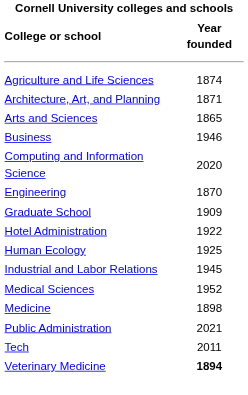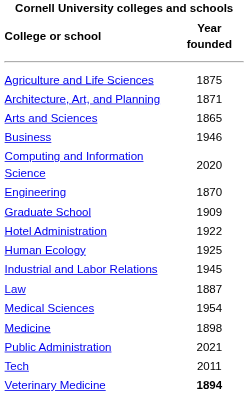(209, 79) 1874 -> (209, 79) 1875
+ row: (15, 289)
(209, 289) 1952 -> (209, 308) 1954
